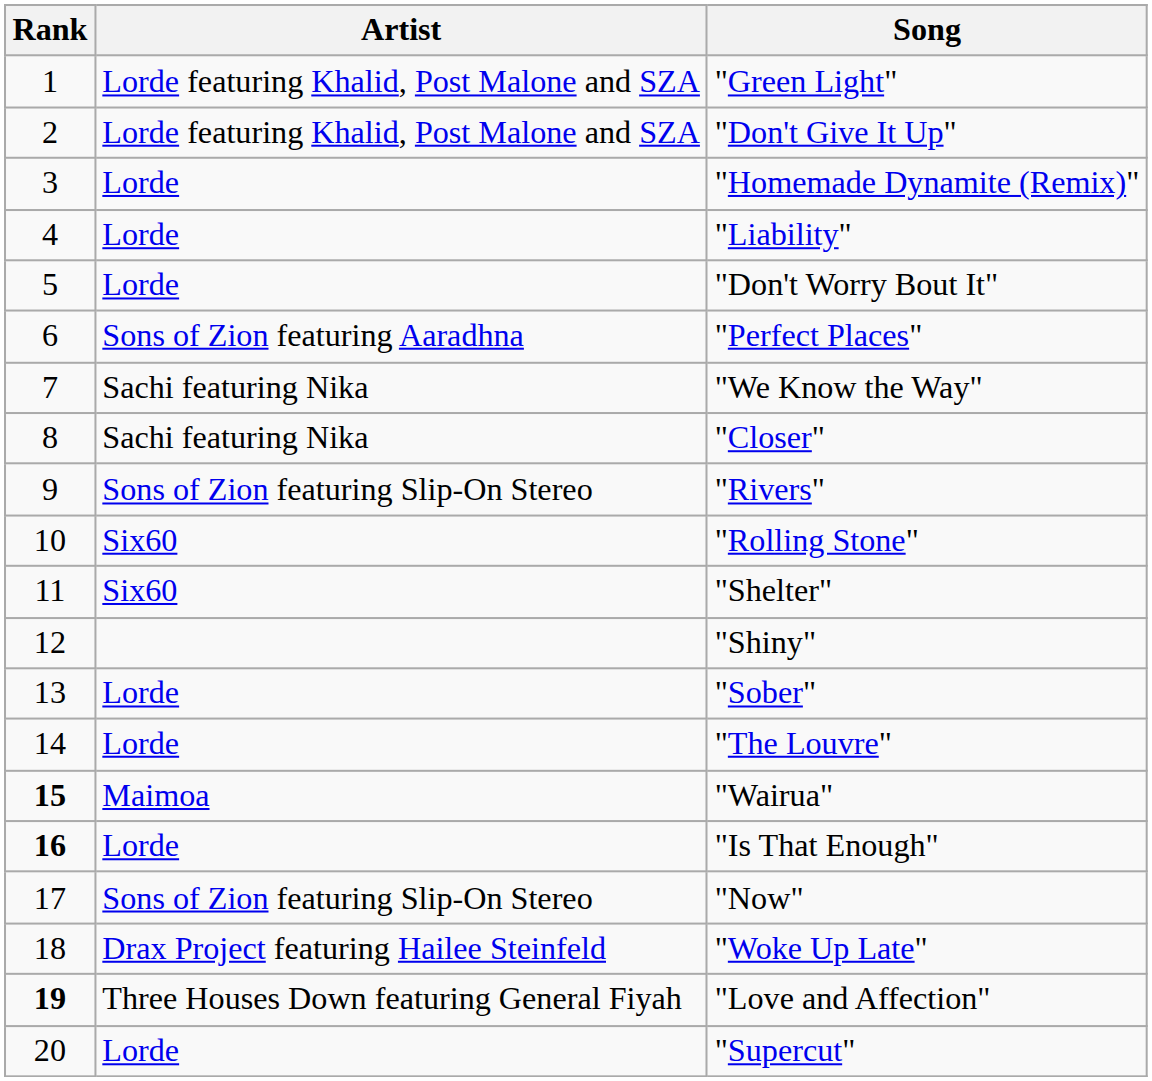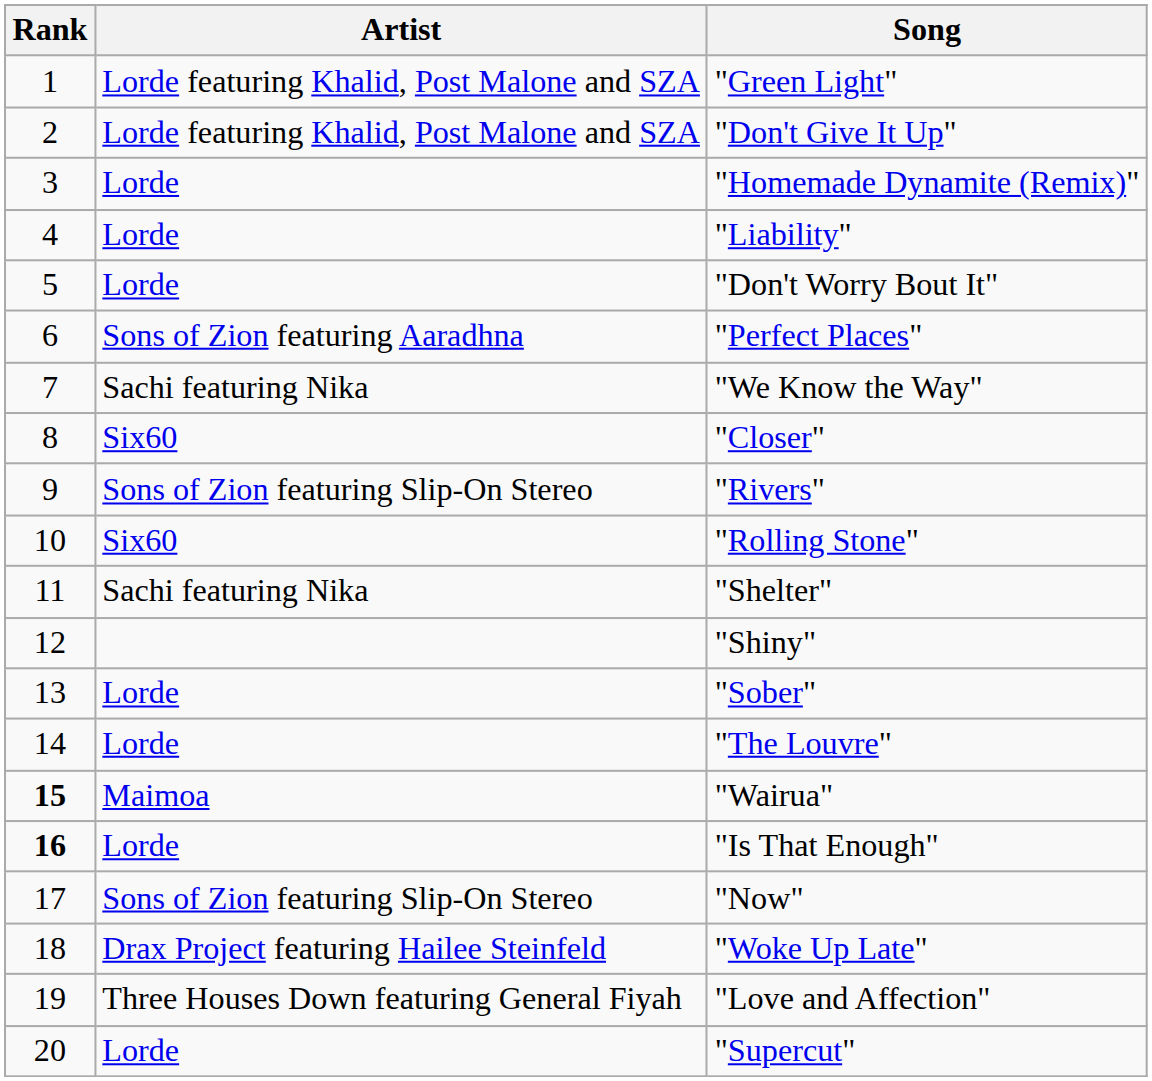(235, 438) Sachi featuring Nika -> (140, 438) Six60
(140, 591) Six60 -> (235, 591) Sachi featuring Nika
(50, 999) bold -> (50, 999) normal
